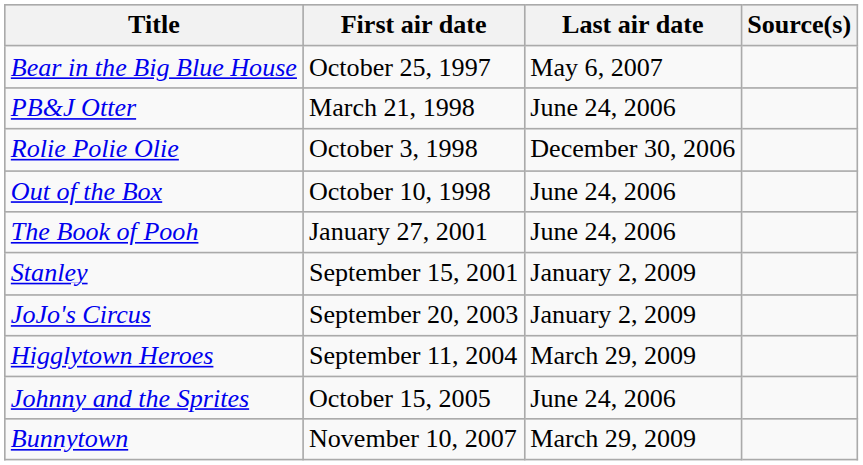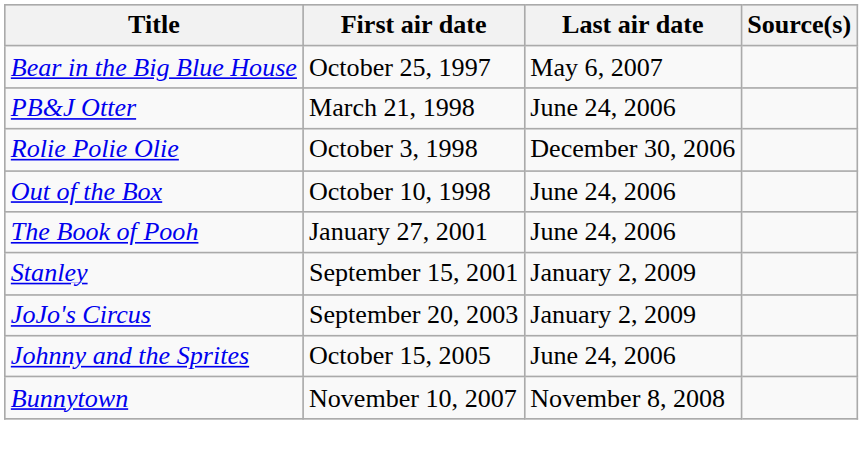- row: (112, 356)
(613, 438) March 29, 2009 -> (628, 397) November 8, 2008
